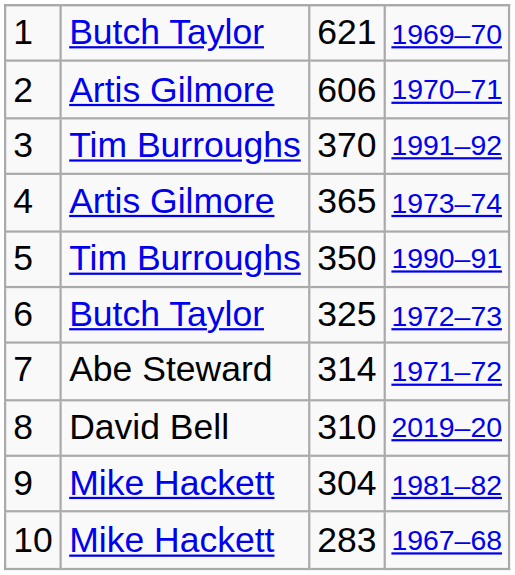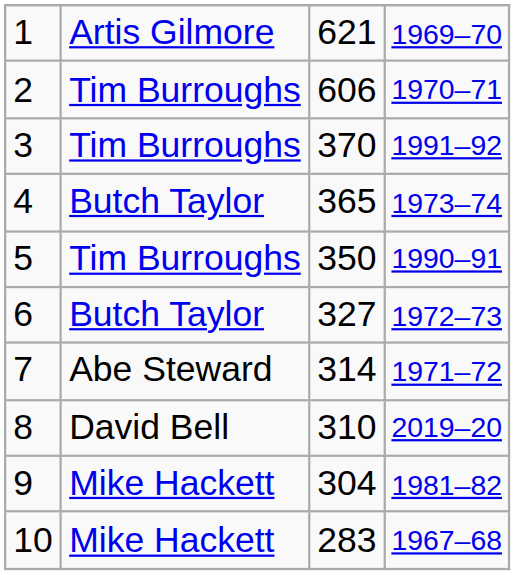(167, 32) Butch Taylor -> (172, 32) Artis Gilmore
(172, 88) Artis Gilmore -> (185, 88) Tim Burroughs
(172, 201) Artis Gilmore -> (167, 201) Butch Taylor
(347, 314) 325 -> (347, 314) 327
